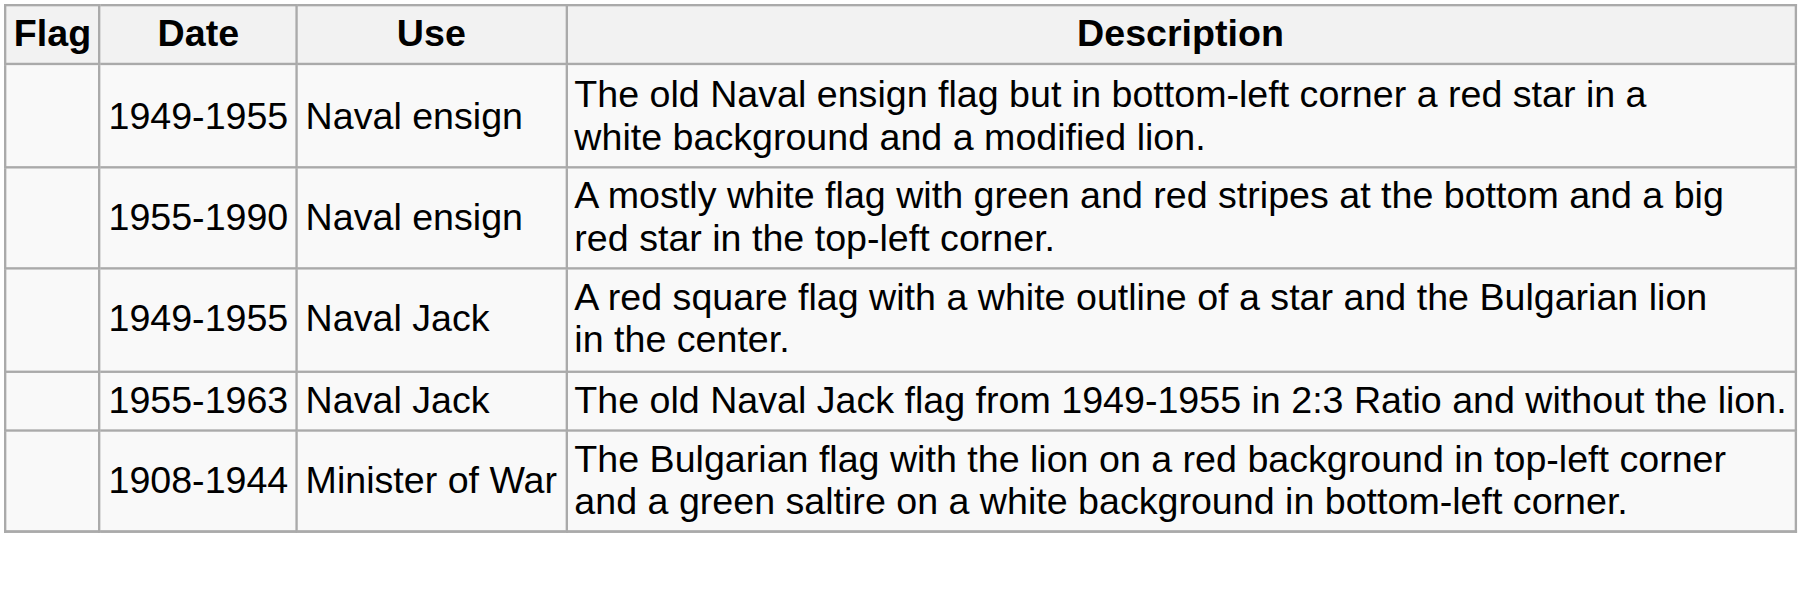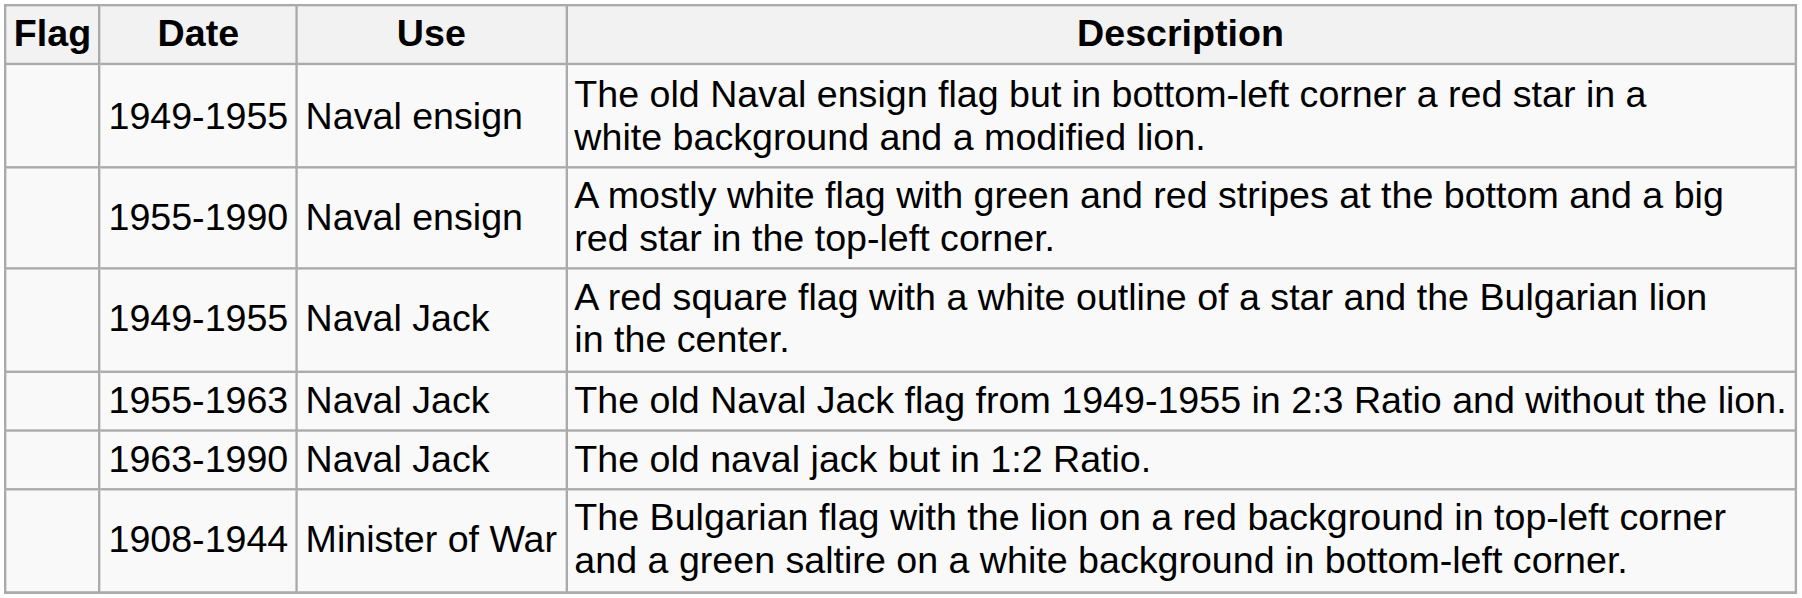+ row: (863, 459)
